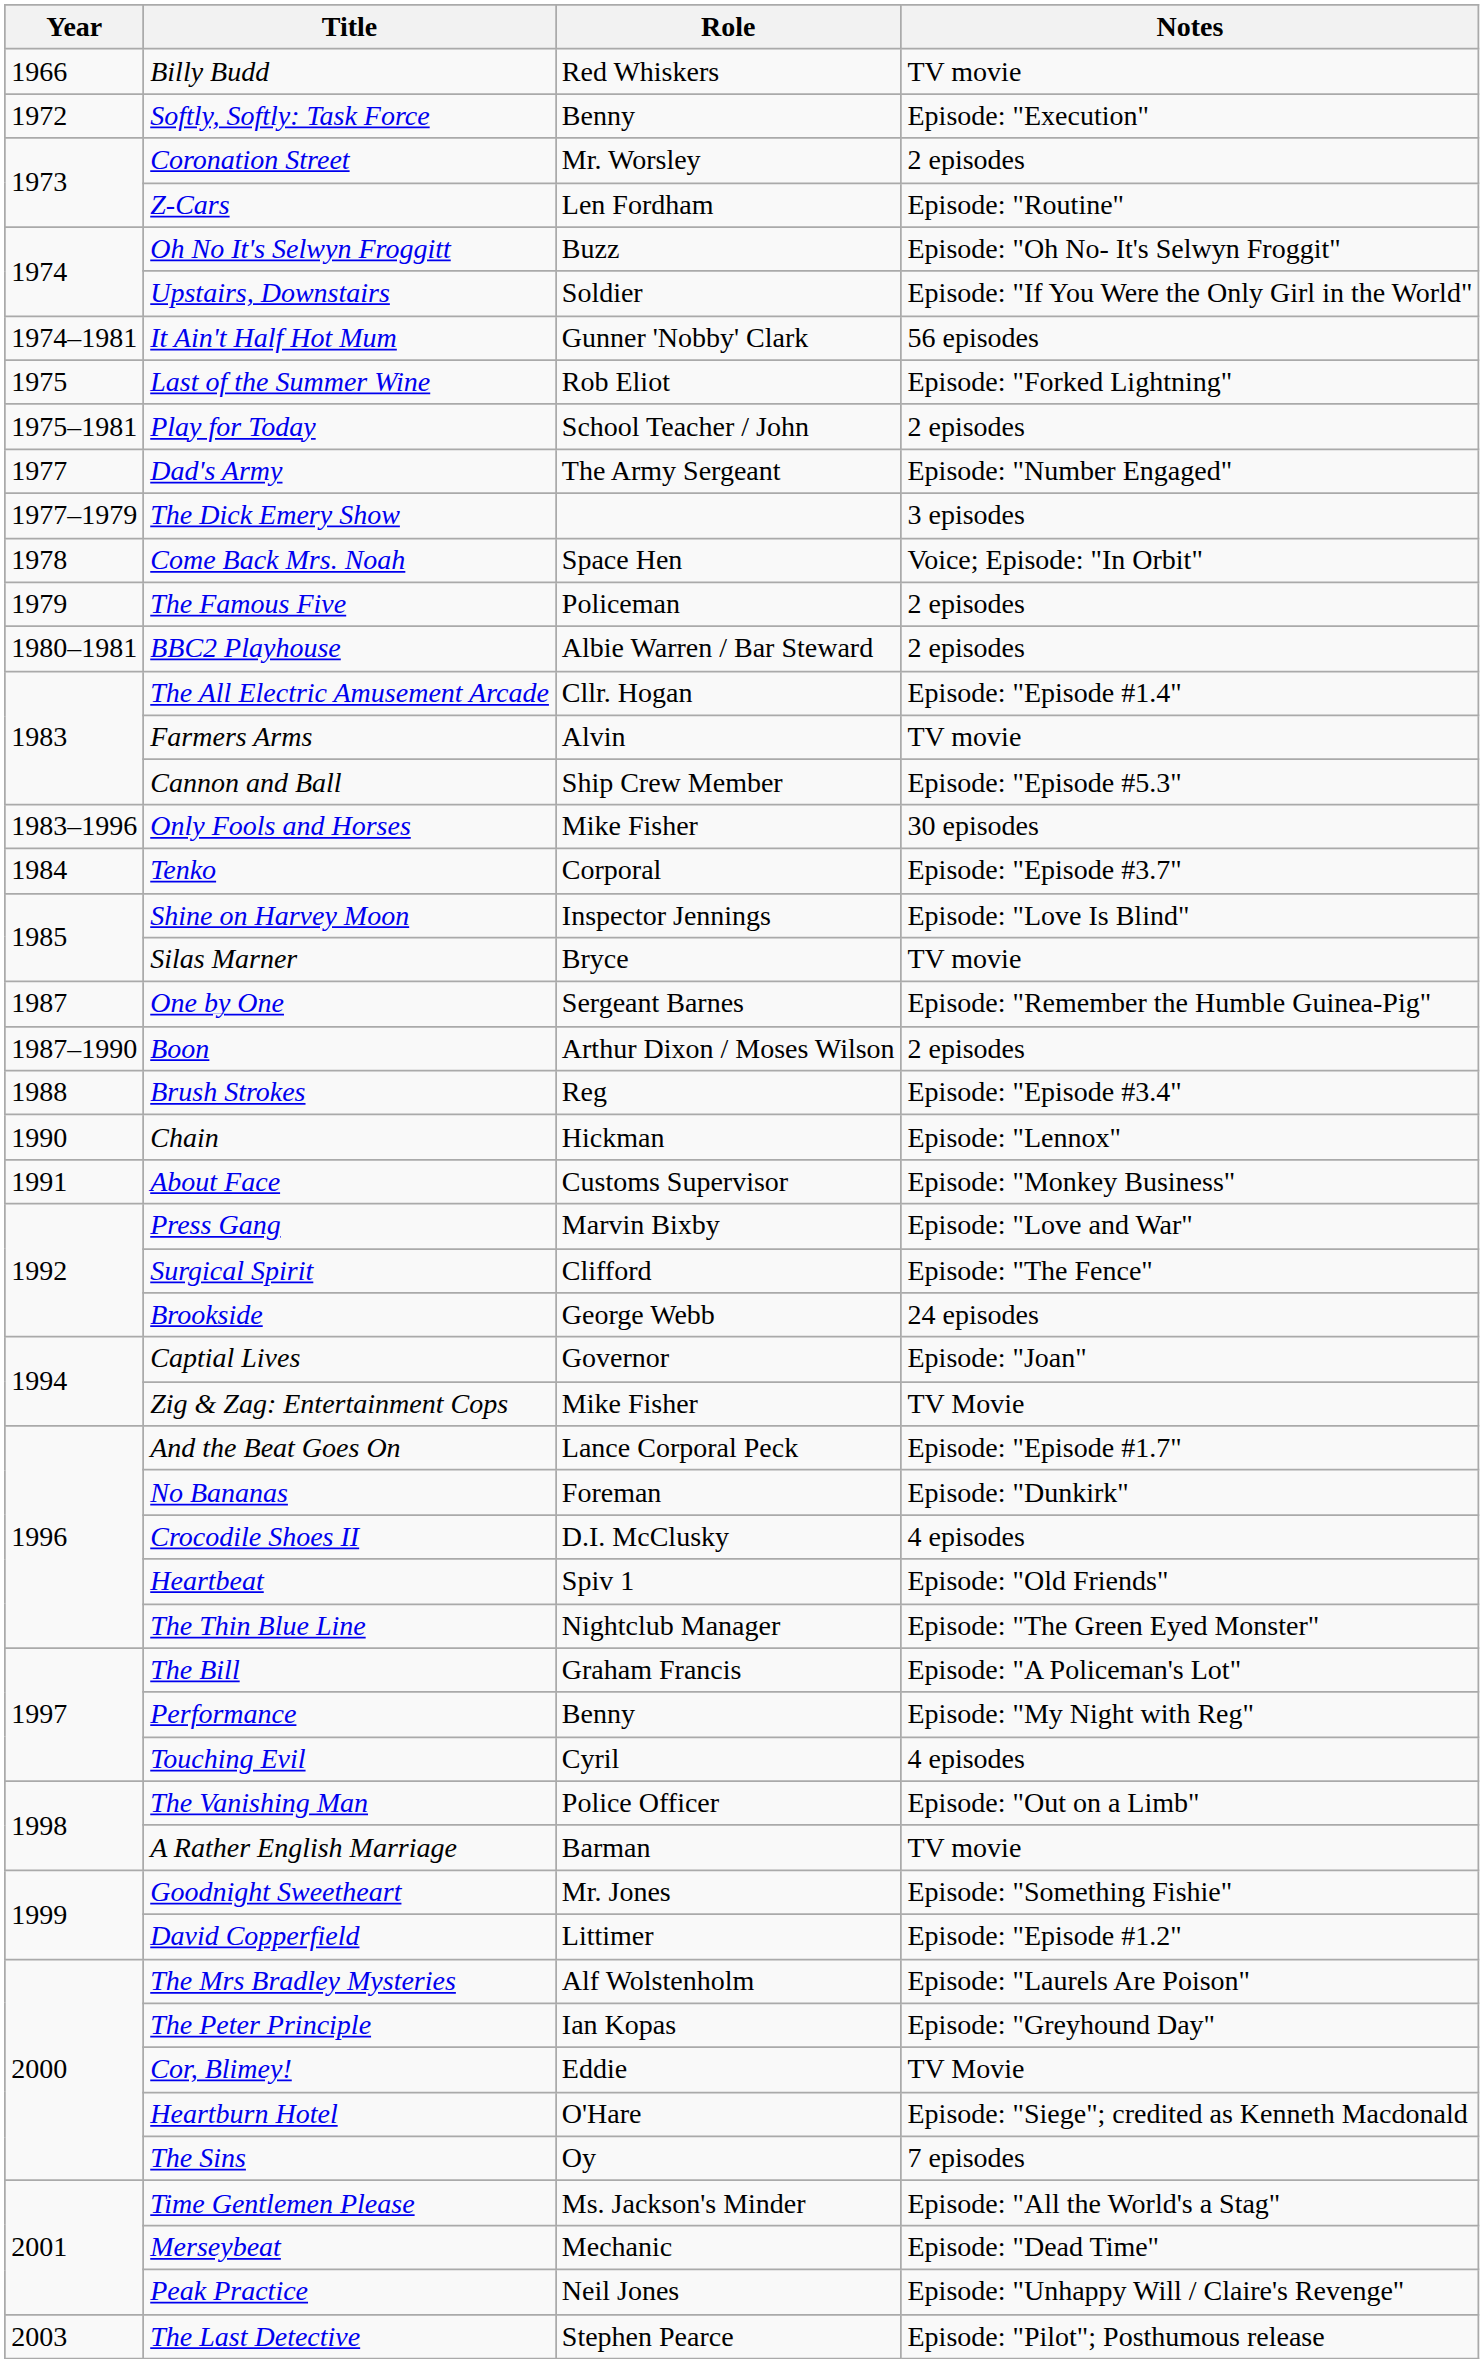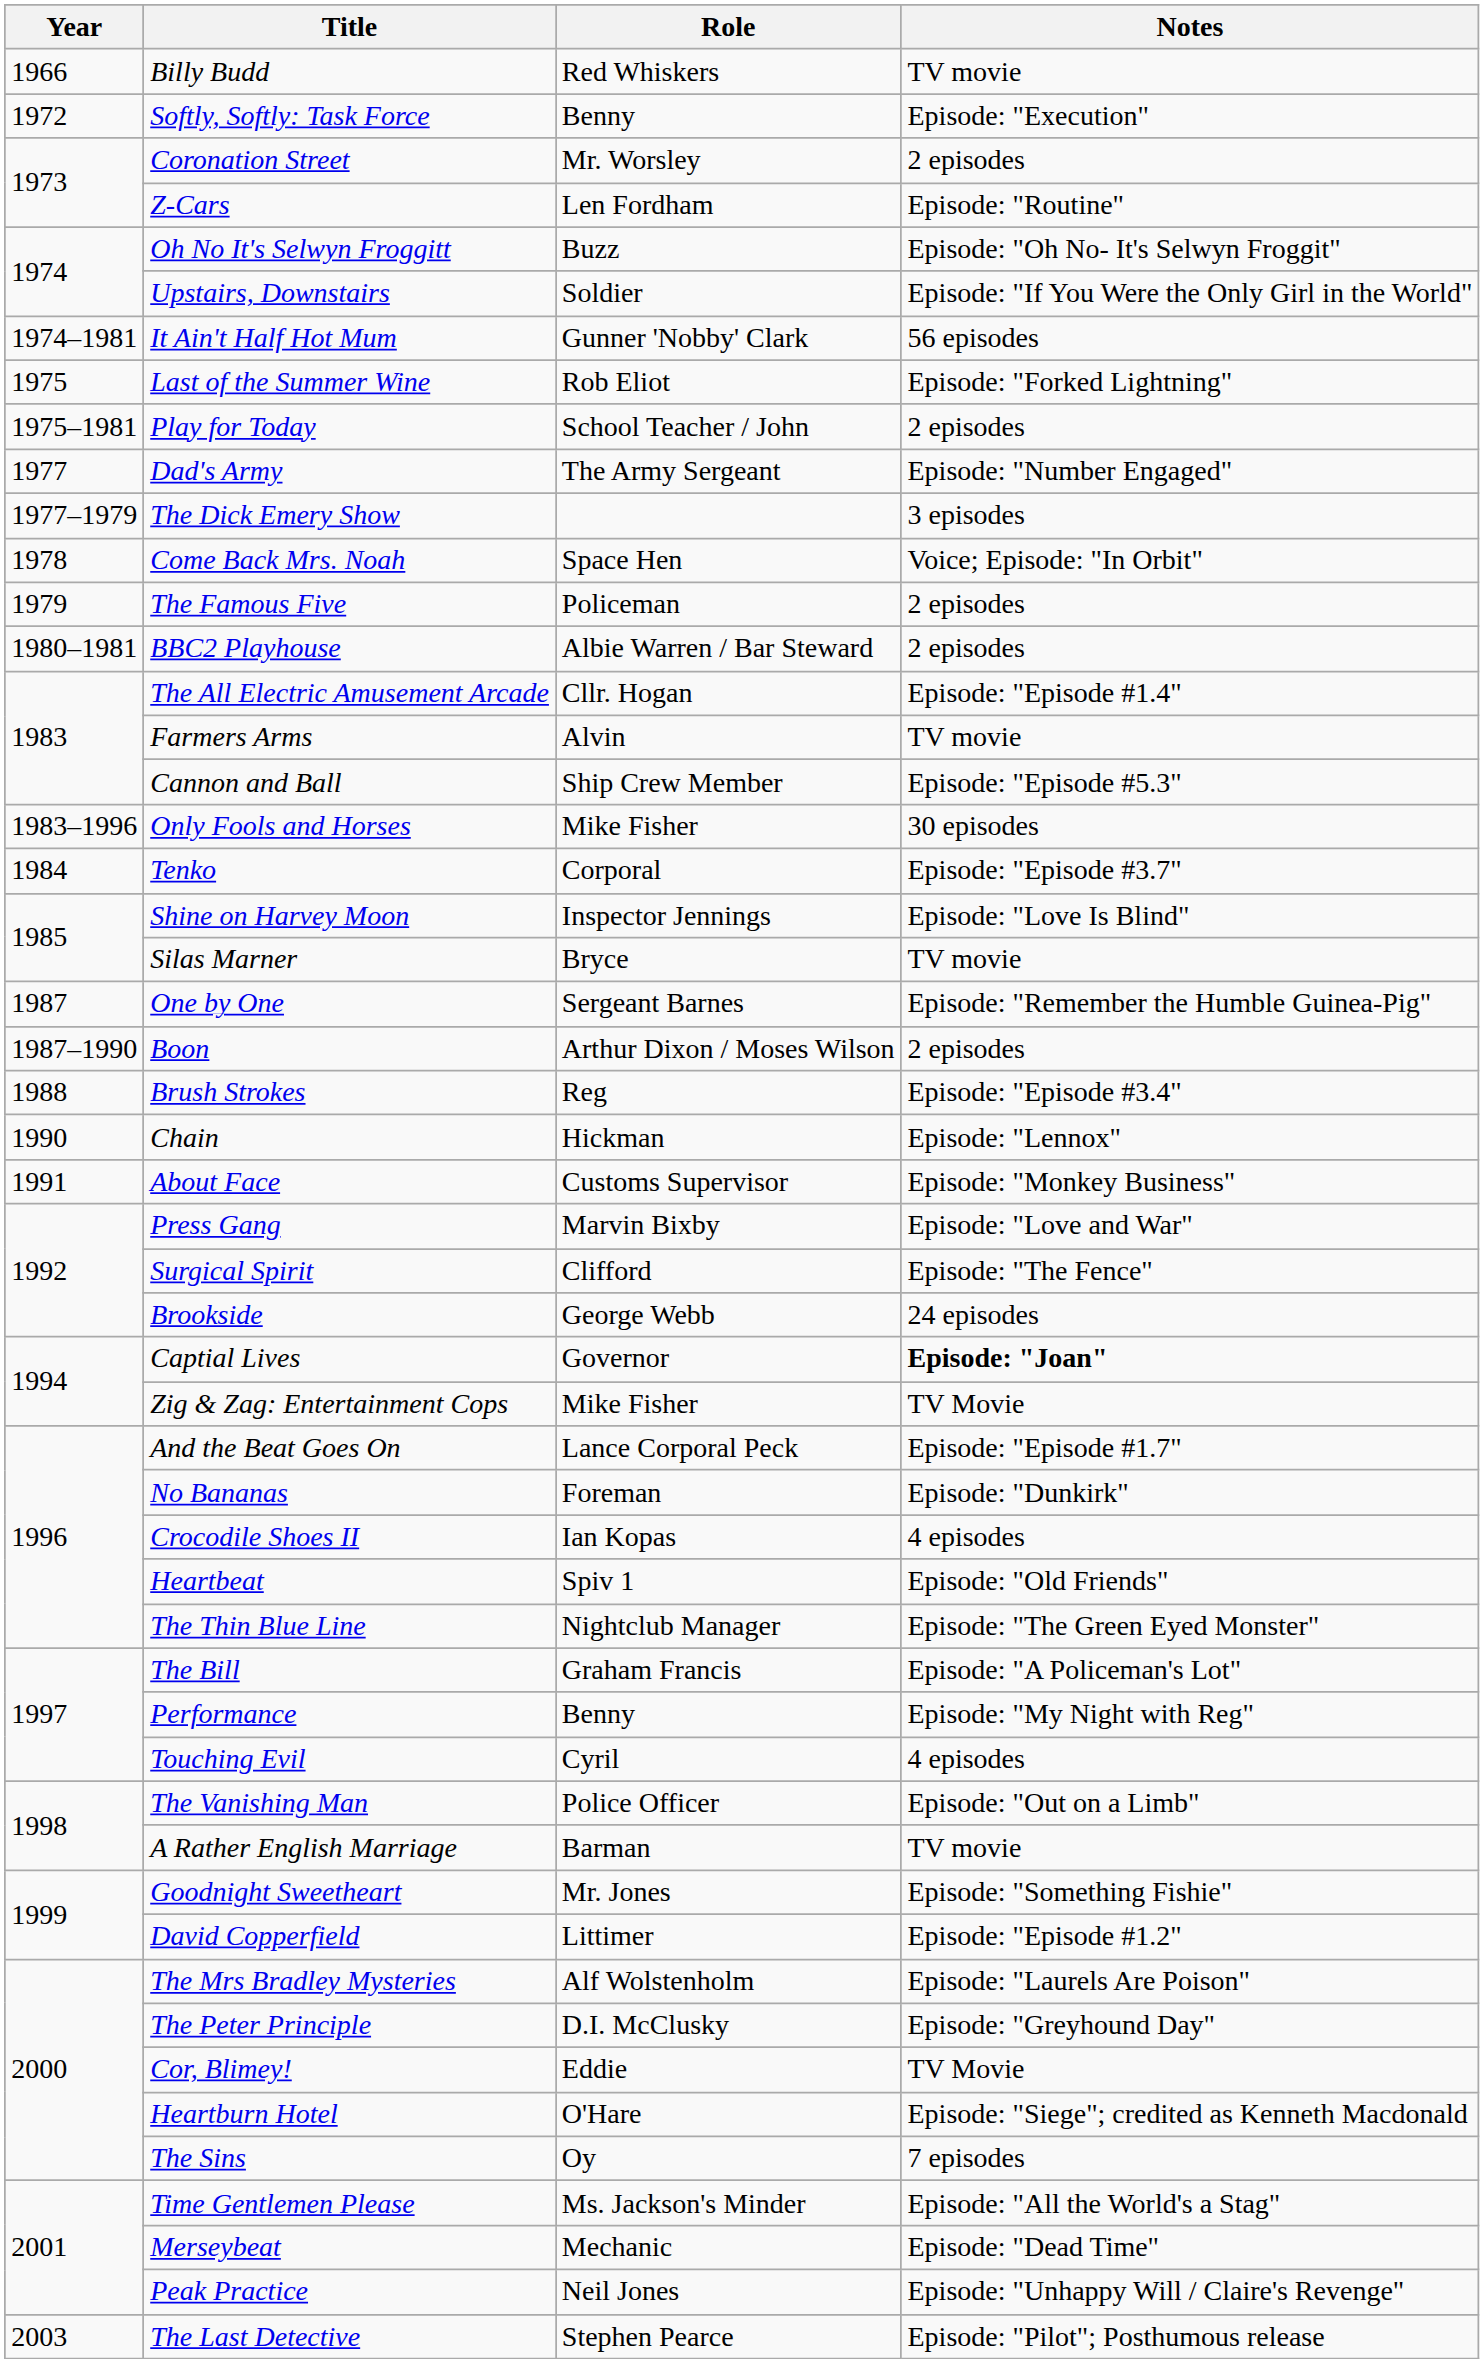(997, 1358) normal -> (1007, 1358) bold
(645, 1536) D.I. McClusky -> (619, 1536) Ian Kopas
(619, 2024) Ian Kopas -> (645, 2024) D.I. McClusky
